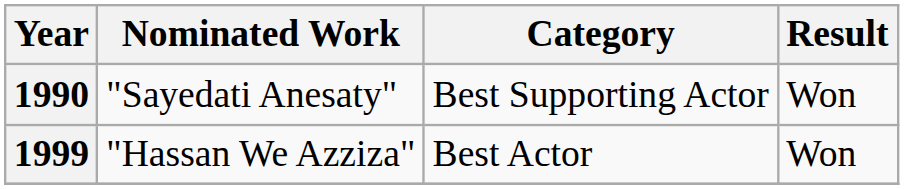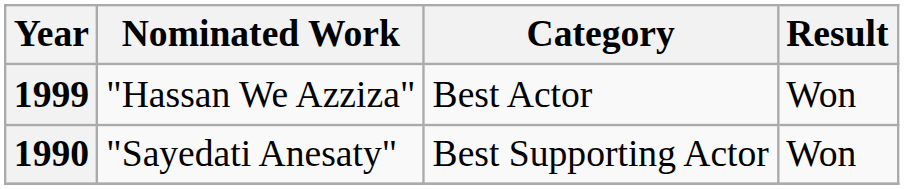rows swapped: (51, 93) <-> (51, 153)
